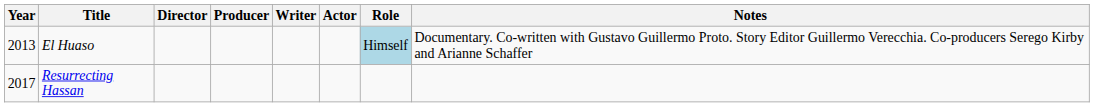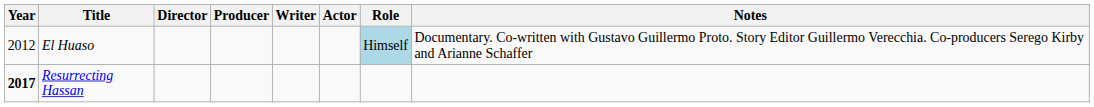(22, 45) 2013 -> (22, 45) 2012
(22, 83) normal -> (22, 83) bold
